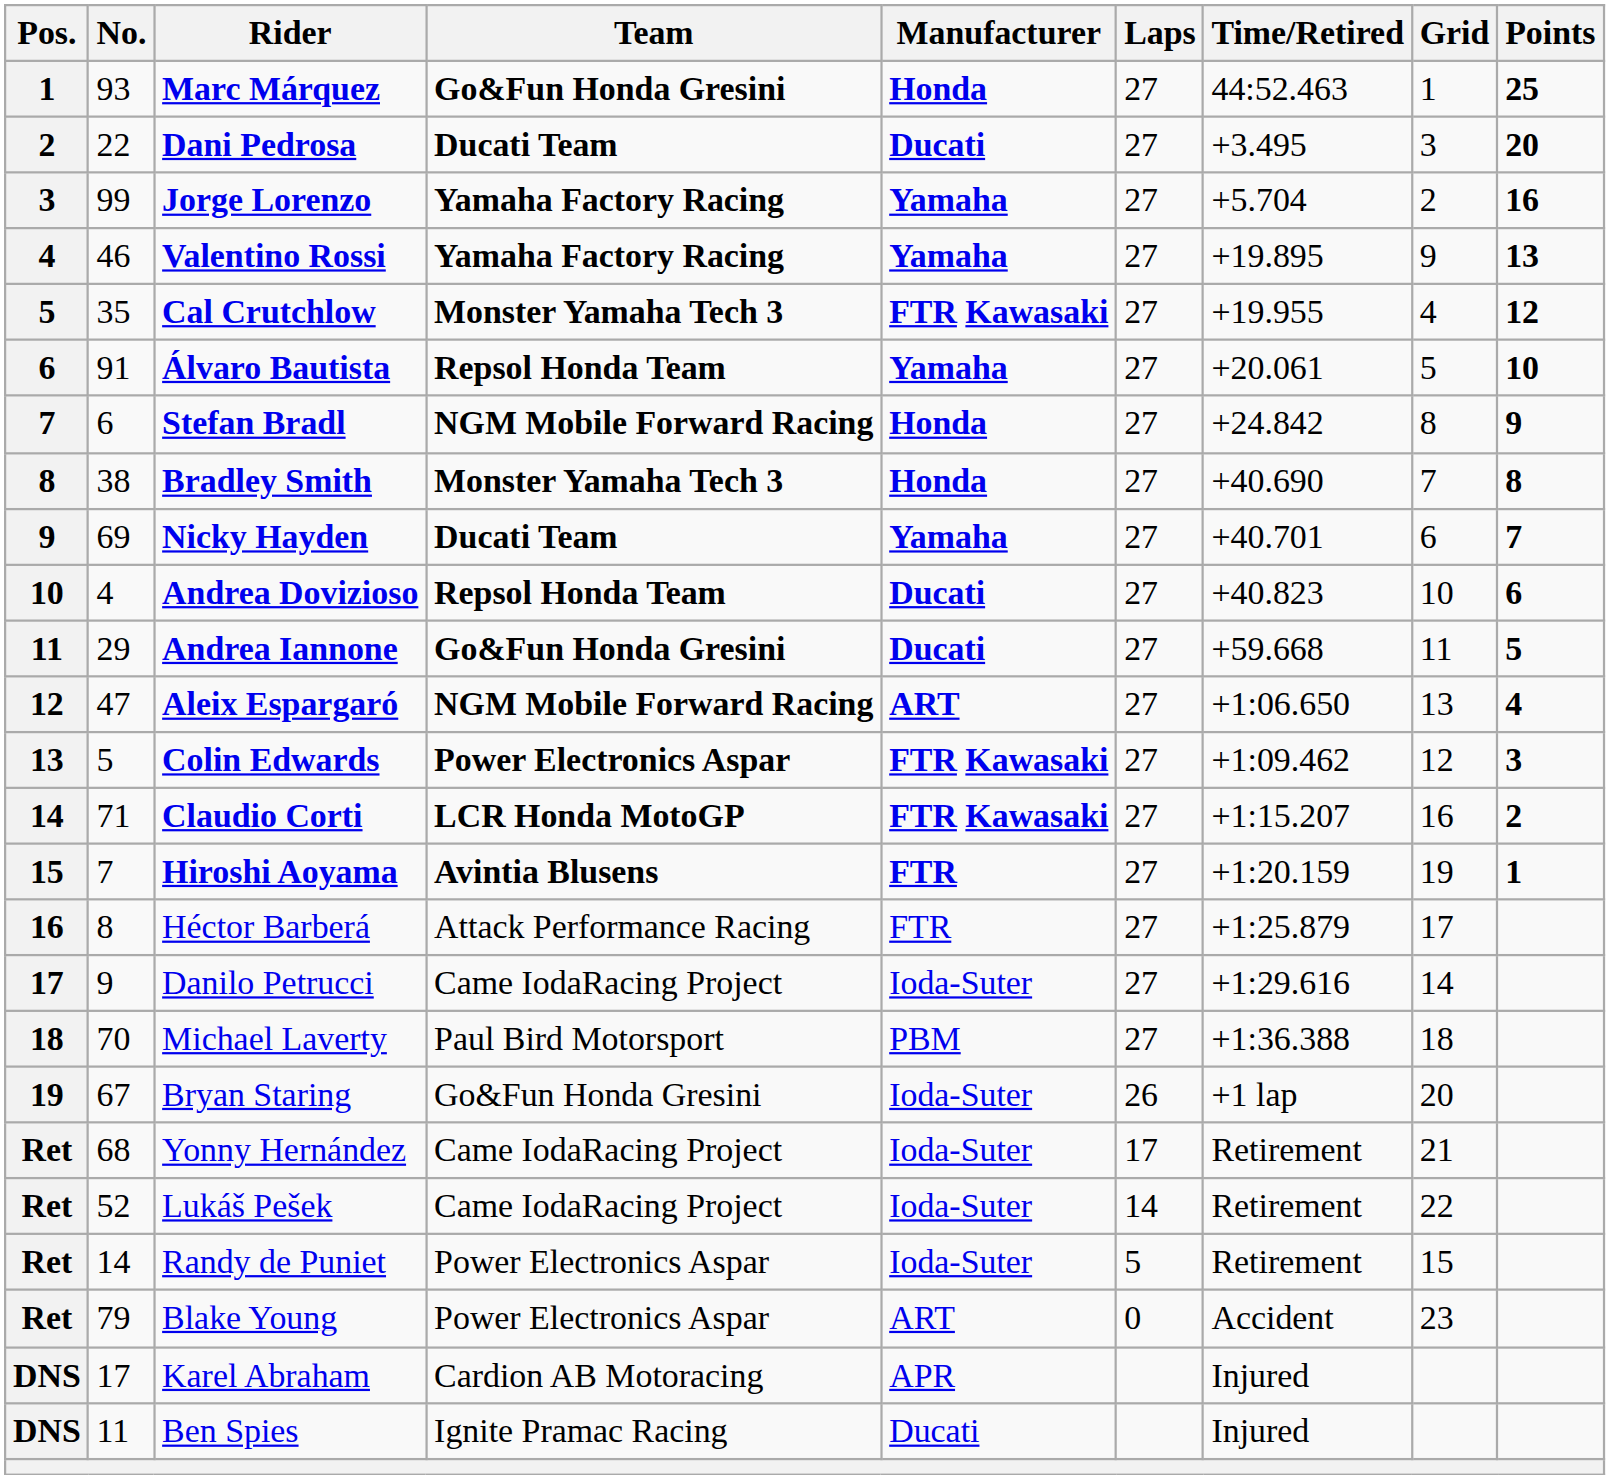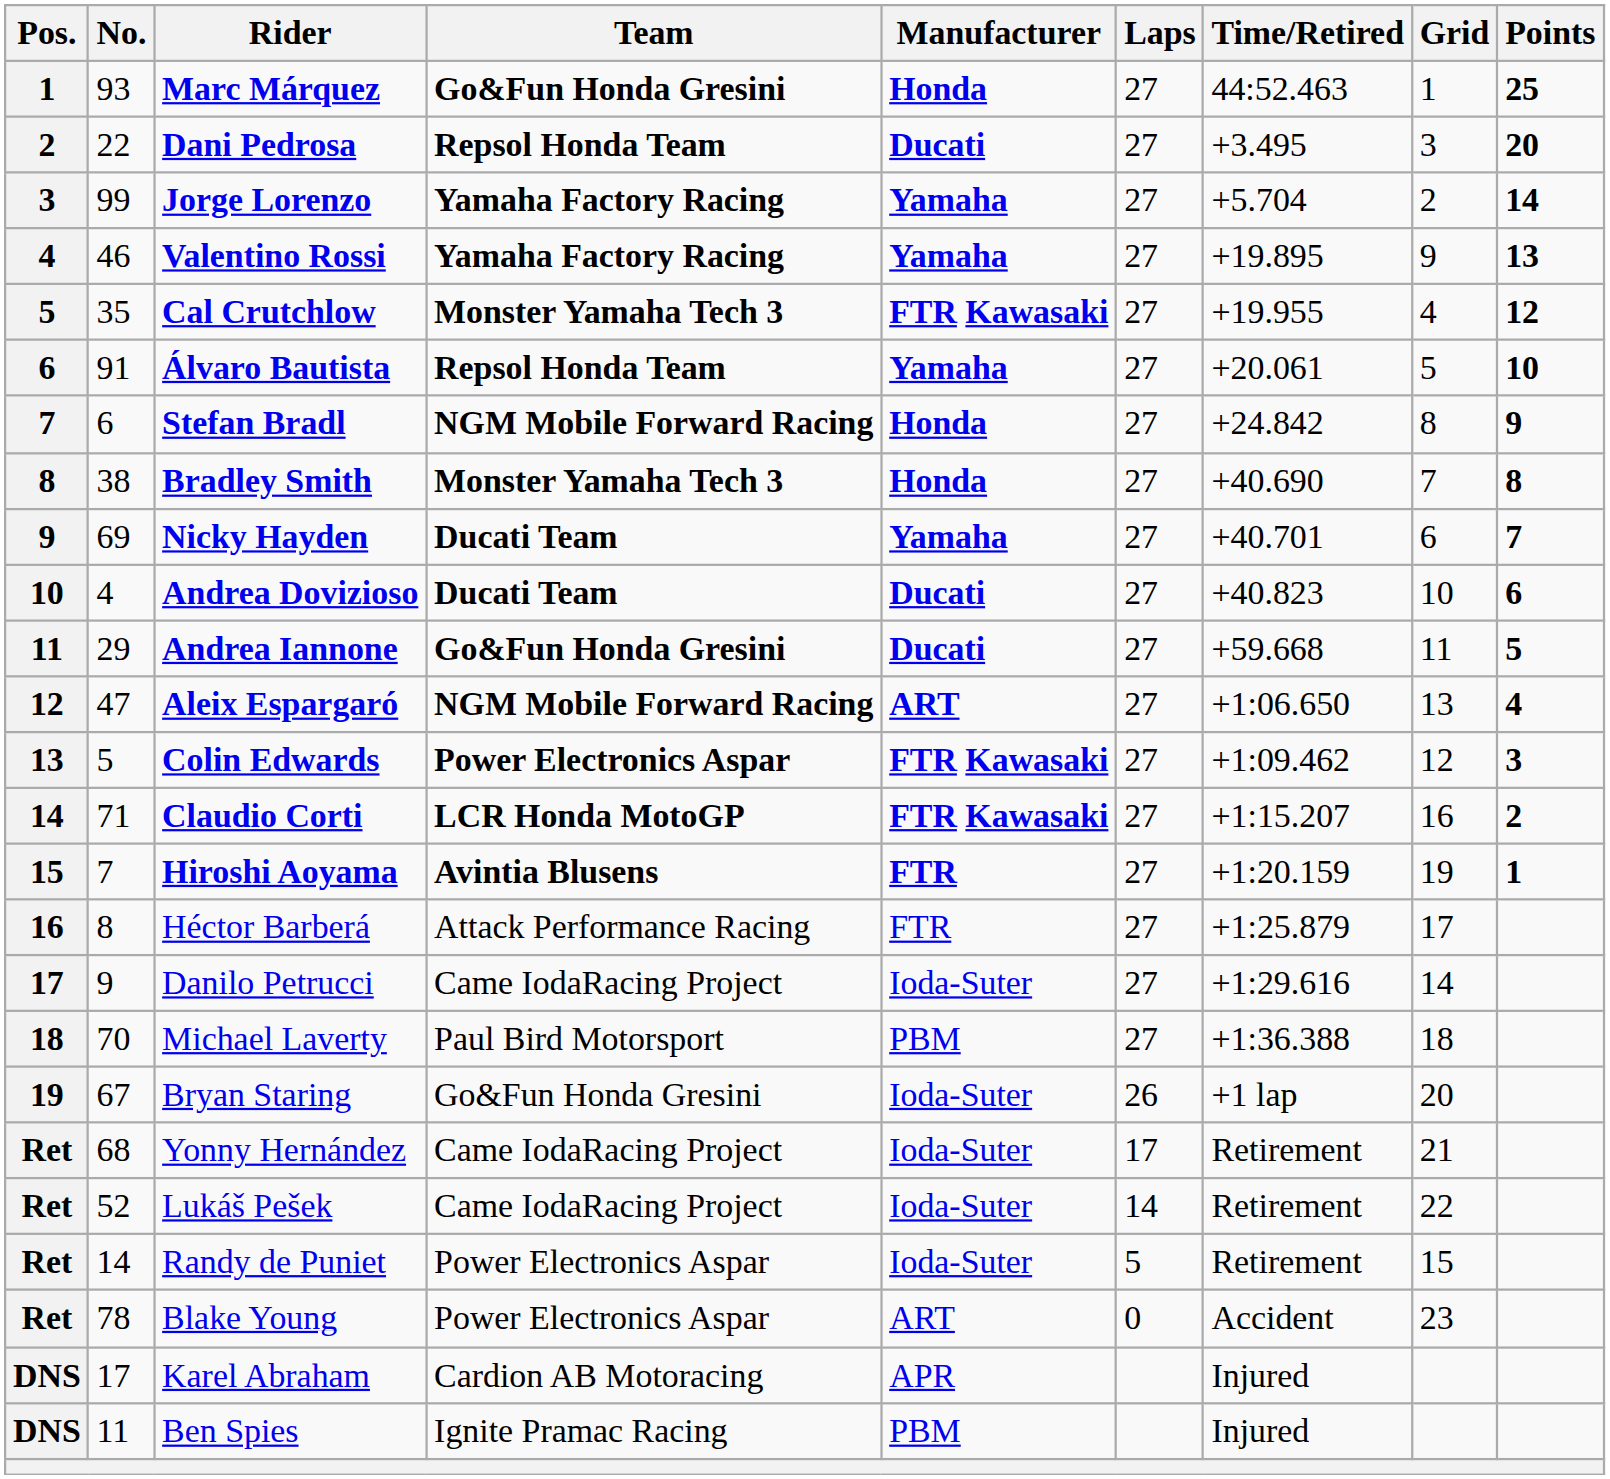(526, 144) Ducati Team -> (580, 144) Repsol Honda Team
(1522, 200) 16 -> (1522, 200) 14
(580, 591) Repsol Honda Team -> (526, 591) Ducati Team
(113, 1318) 79 -> (113, 1318) 78
(934, 1429) Ducati -> (925, 1429) PBM
